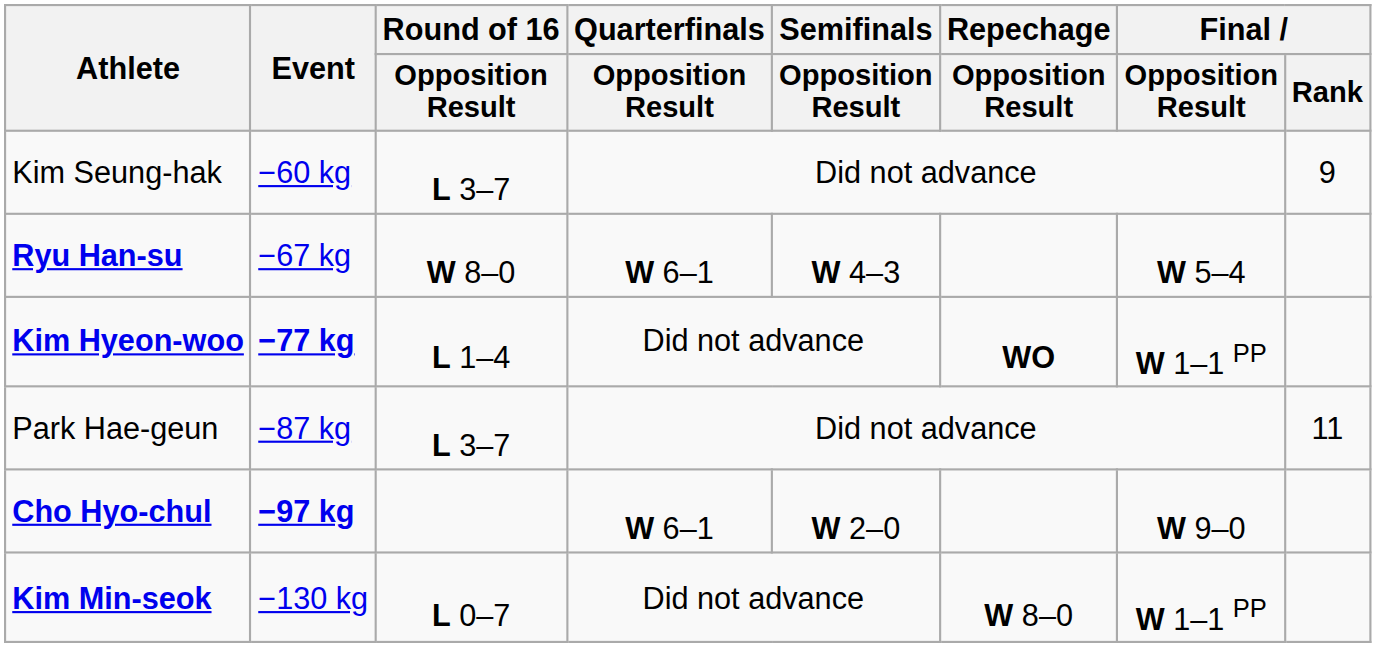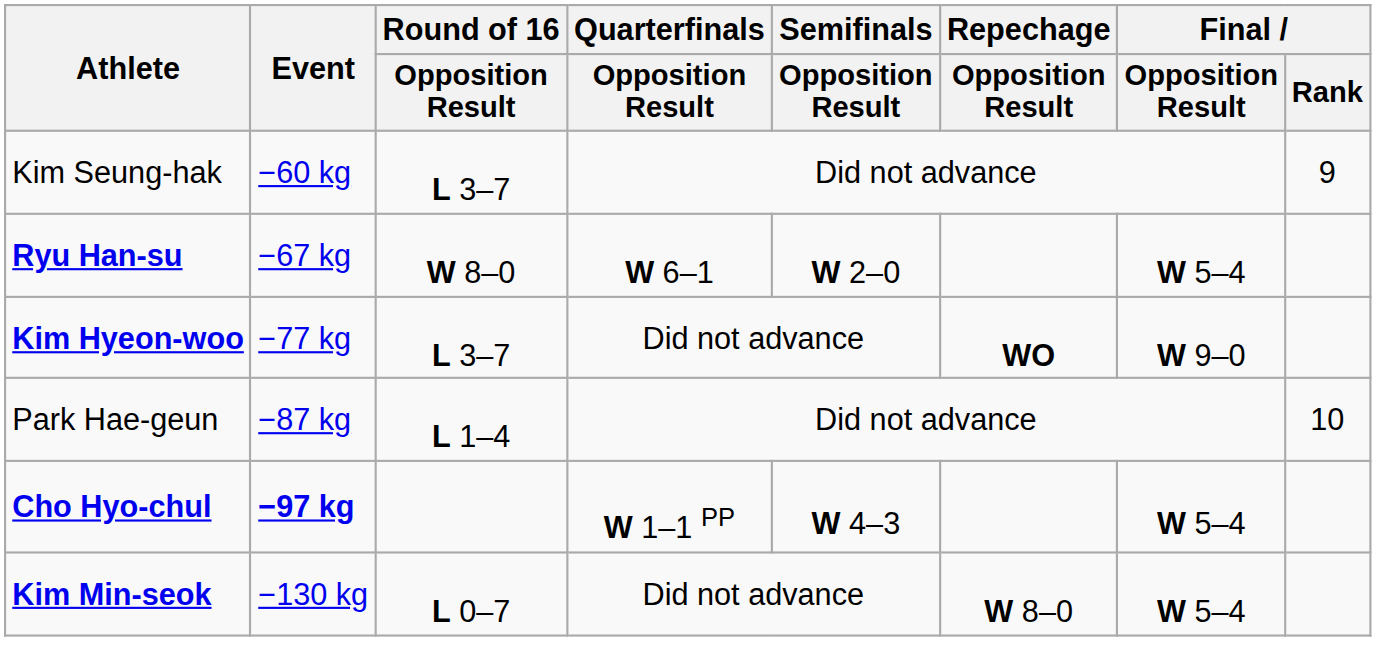(856, 272) W 4–3 -> (856, 272) W 2–0
(306, 342) bold -> (305, 338) normal
(471, 359) L 1–4 -> (471, 355) L 3–7
(1201, 359) W 1–1 PP -> (1201, 355) W 9–0
(471, 446) L 3–7 -> (471, 438) L 1–4
(1327, 429) 11 -> (1327, 420) 10
(669, 528) W 6–1 -> (669, 524) W 1–1 PP
(856, 528) W 2–0 -> (856, 524) W 4–3
(1201, 528) W 9–0 -> (1201, 524) W 5–4
(1201, 615) W 1–1 PP -> (1201, 611) W 5–4
